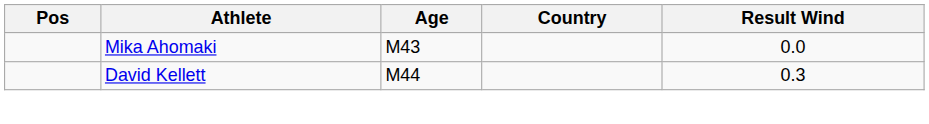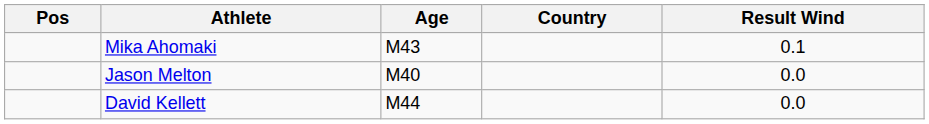(793, 47) 0.0 -> (793, 47) 0.1
+ row: (158, 75)
(793, 75) 0.3 -> (793, 103) 0.0
